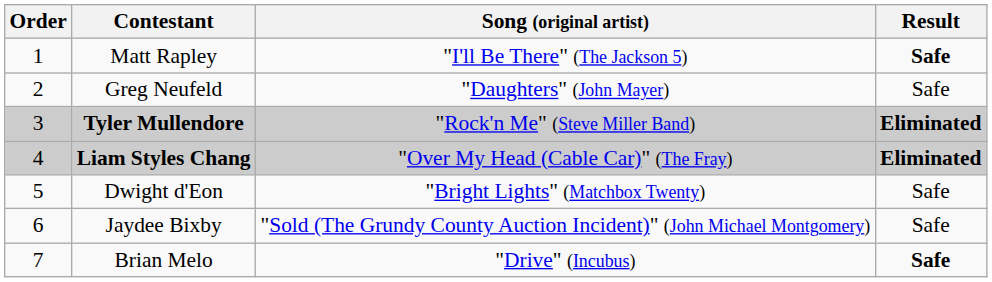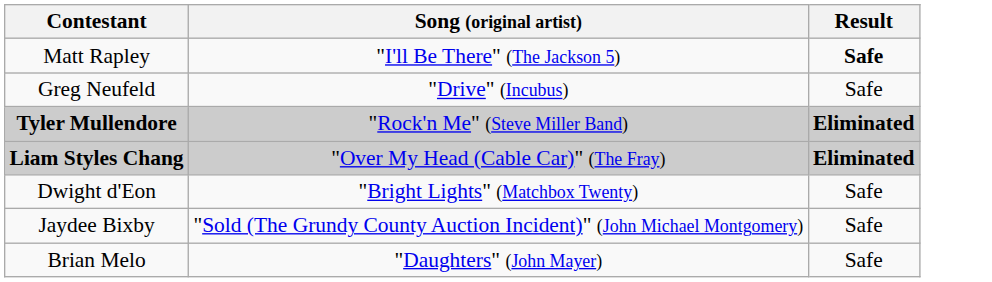- column: (38, 21)
(565, 89) "Daughters" (John Mayer) -> (498, 89) "Drive" (Incubus)
(565, 259) "Drive" (Incubus) -> (498, 259) "Daughters" (John Mayer)
(931, 259) bold -> (864, 259) normal
